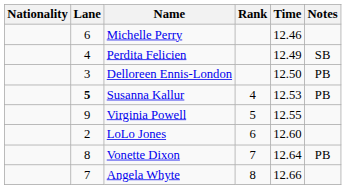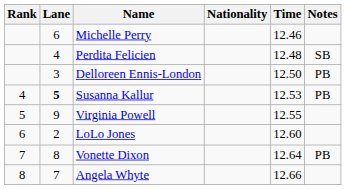columns swapped: (253, 14) <-> (38, 14)
(287, 54) 12.49 -> (287, 54) 12.48
